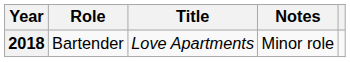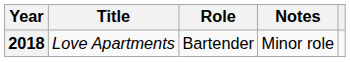columns swapped: (193, 17) <-> (88, 17)
